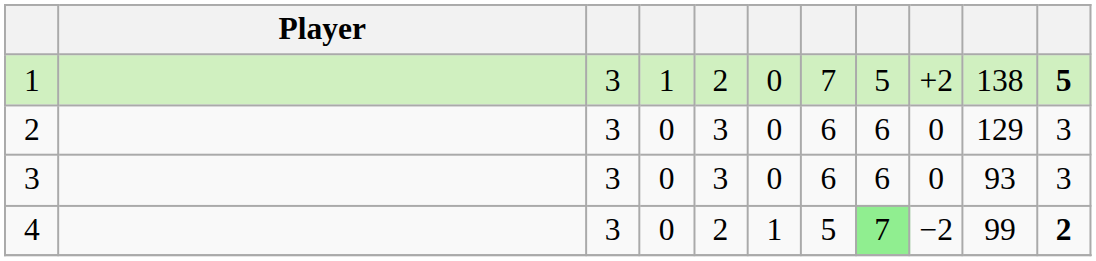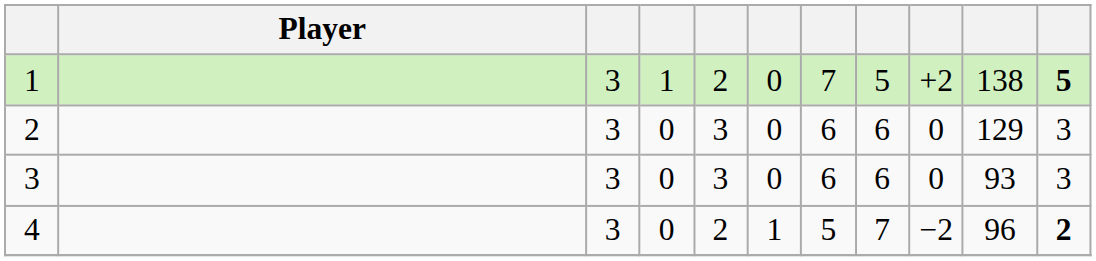(882, 229) lightgreen background -> (882, 229) no background
(1000, 229) 99 -> (1000, 229) 96
